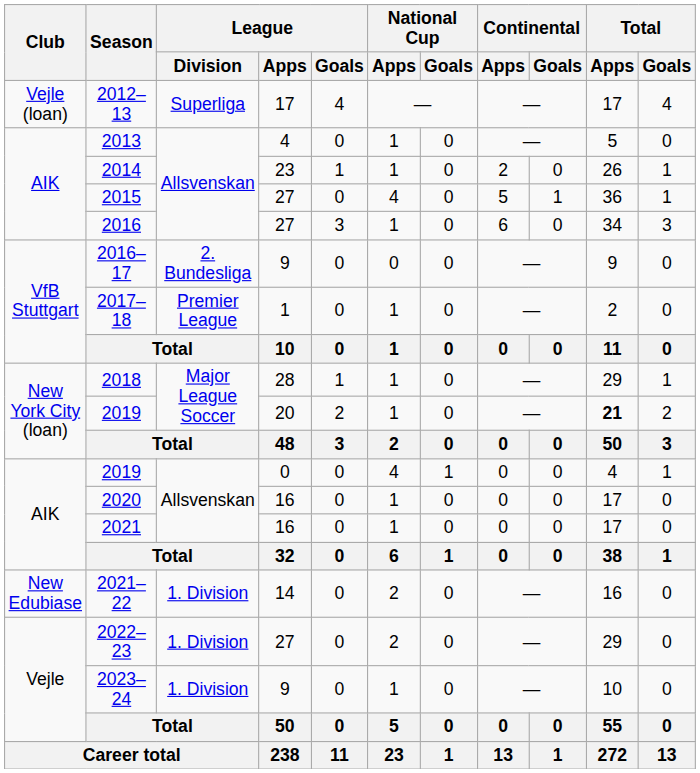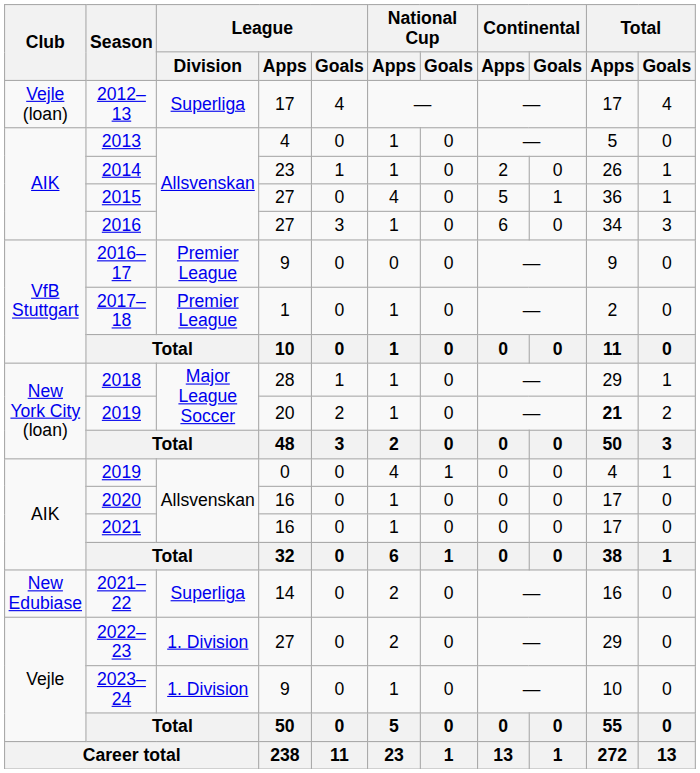(208, 263) 2. Bundesliga -> (208, 263) Premier League
(208, 593) 1. Division -> (208, 593) Superliga
